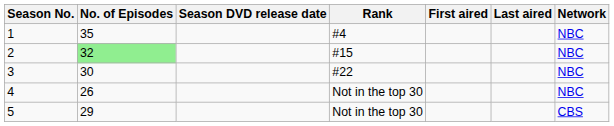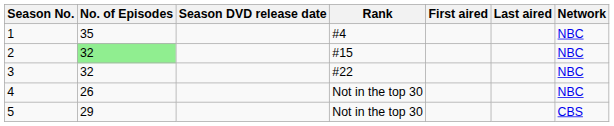(87, 72) 30 -> (87, 72) 32
